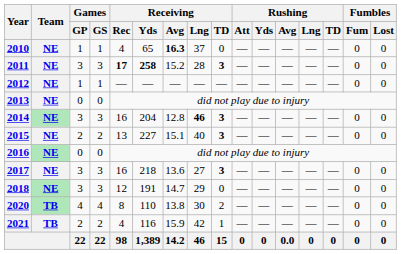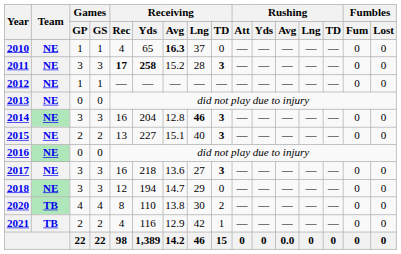(148, 188) 191 -> (148, 188) 194
(175, 223) 15.9 -> (175, 223) 12.9
